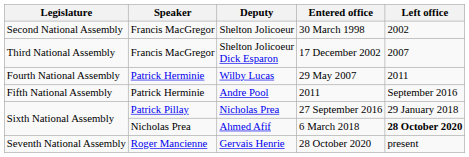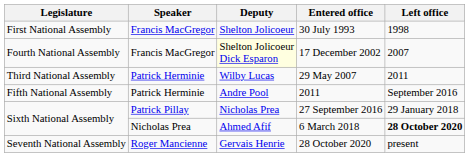+ row: (327, 30)
- row: (332, 30)
(61, 53) Third National Assembly -> (63, 53) Fourth National Assembly
(257, 53) no background -> (257, 53) lightyellow background
(63, 76) Fourth National Assembly -> (61, 76) Third National Assembly
